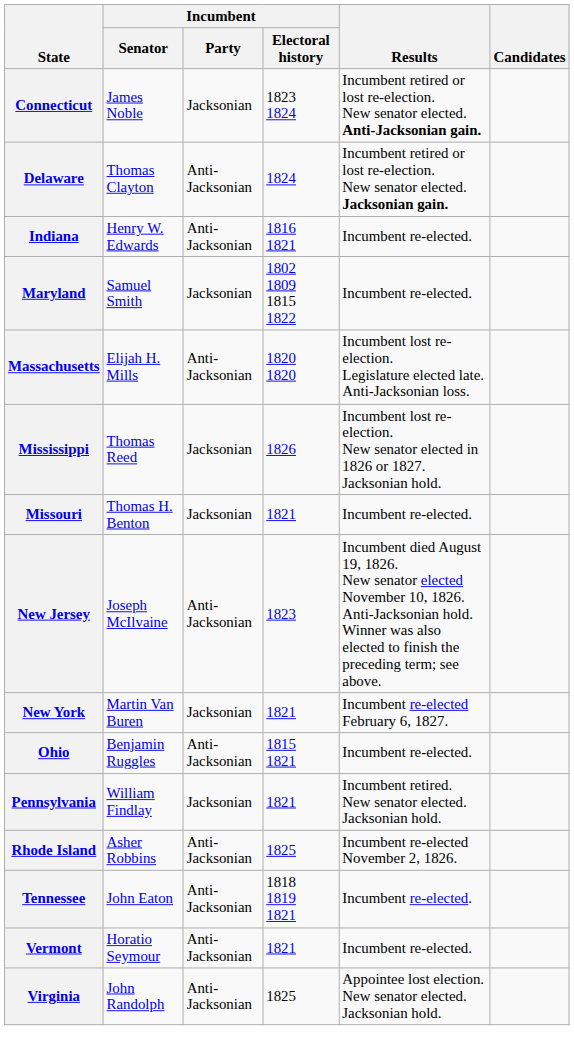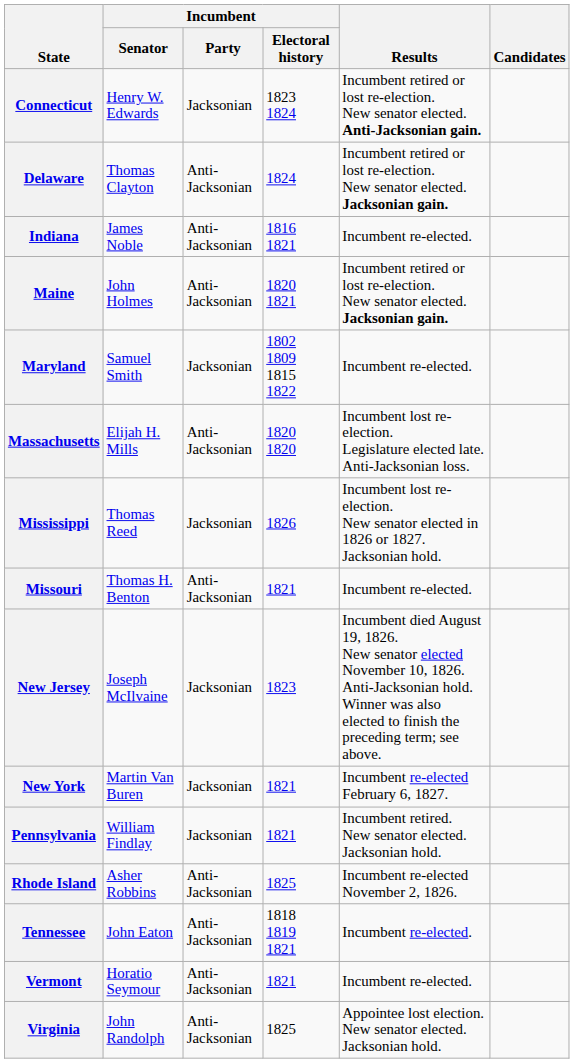(125, 105) James Noble -> (135, 105) Henry W. Edwards
(135, 236) Henry W. Edwards -> (125, 236) James Noble
+ row: (54, 293)
(219, 514) Jacksonian -> (219, 588) Anti-Jacksonian
(219, 613) Anti-Jacksonian -> (219, 687) Jacksonian
- row: (54, 752)
